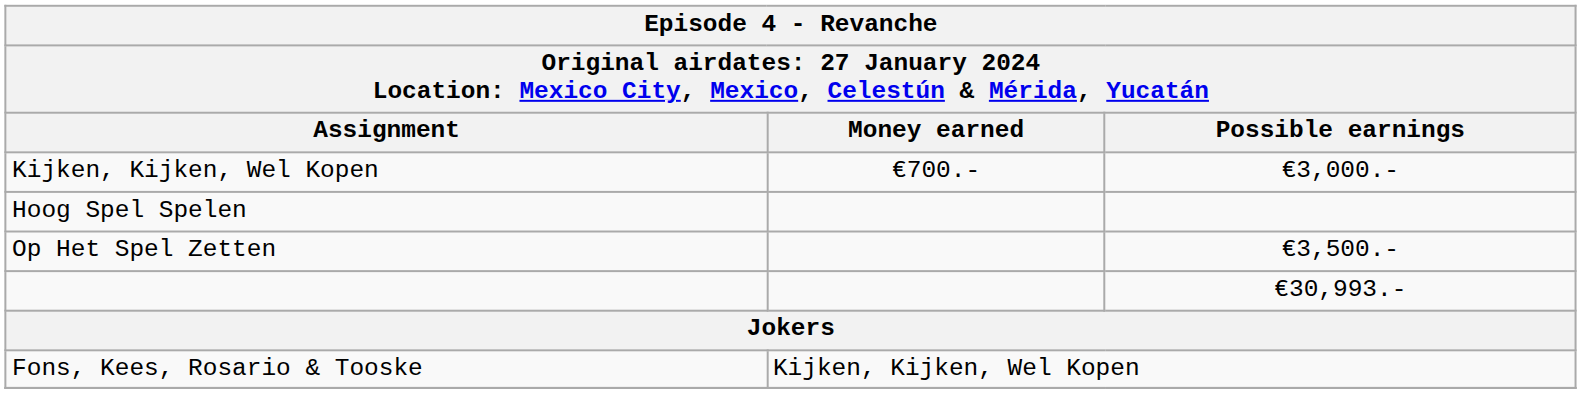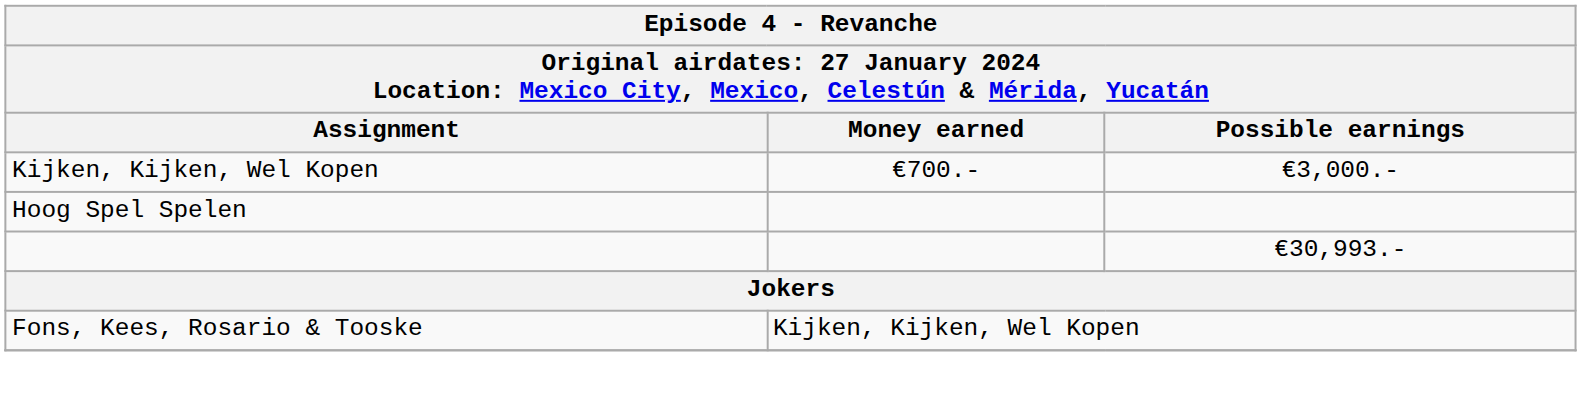- row: (144, 251)
